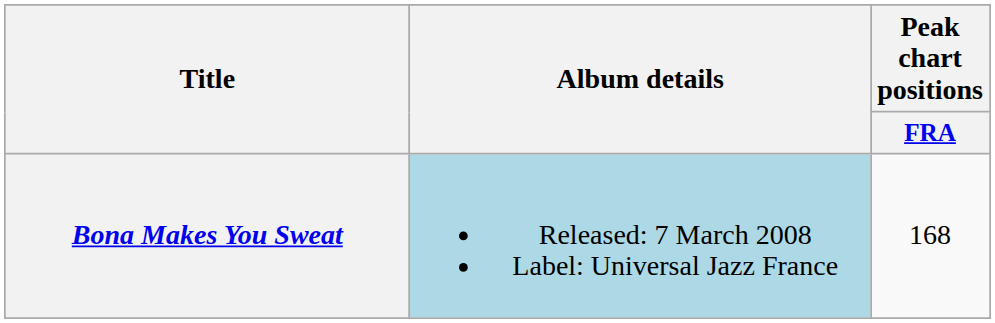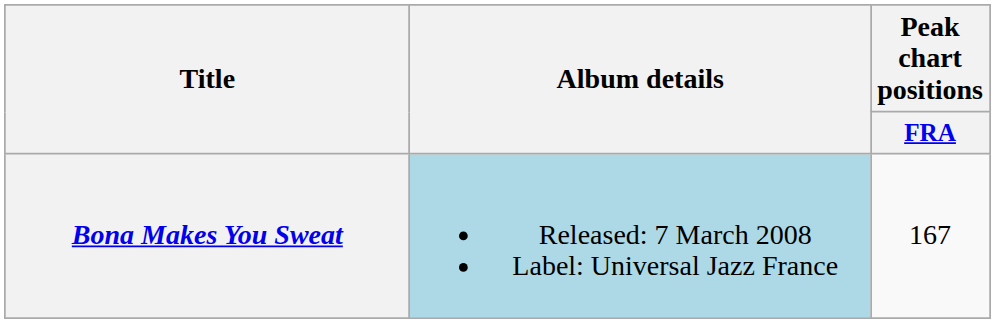(930, 235) 168 -> (930, 235) 167
